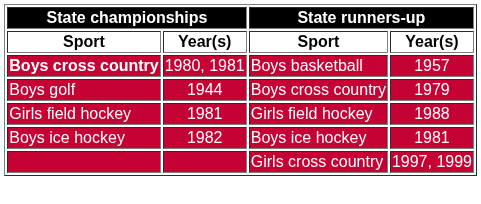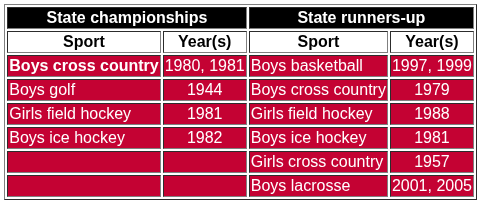(432, 66) 1957 -> (432, 66) 1997, 1999
(432, 162) 1997, 1999 -> (432, 162) 1957
+ row: (301, 186)
